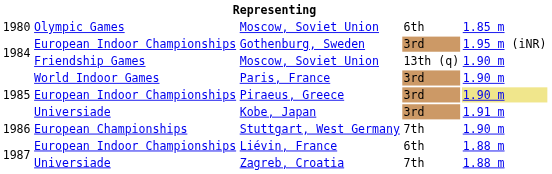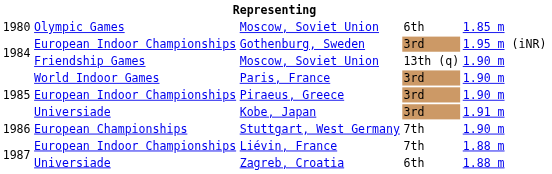(484, 95) khaki background -> (484, 95) no background
(414, 146) 6th -> (414, 146) 7th
(414, 163) 7th -> (414, 163) 6th
